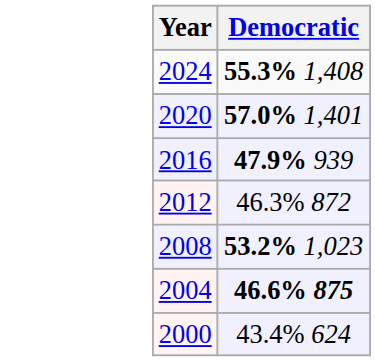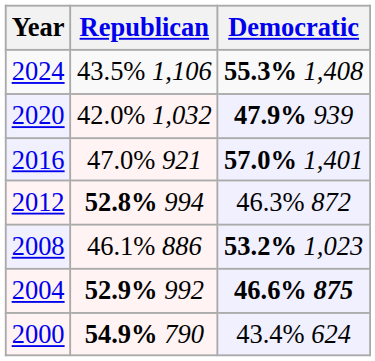+ column: (144, 27)
(294, 115) 57.0% 1,401 -> (294, 115) 47.9% 939
(294, 158) 47.9% 939 -> (294, 158) 57.0% 1,401
